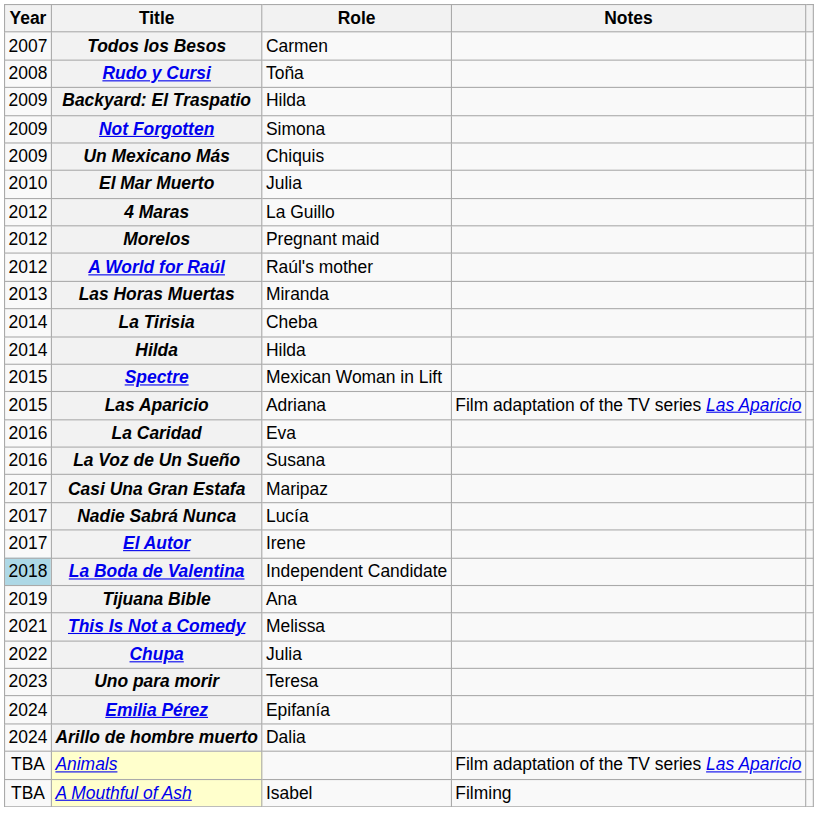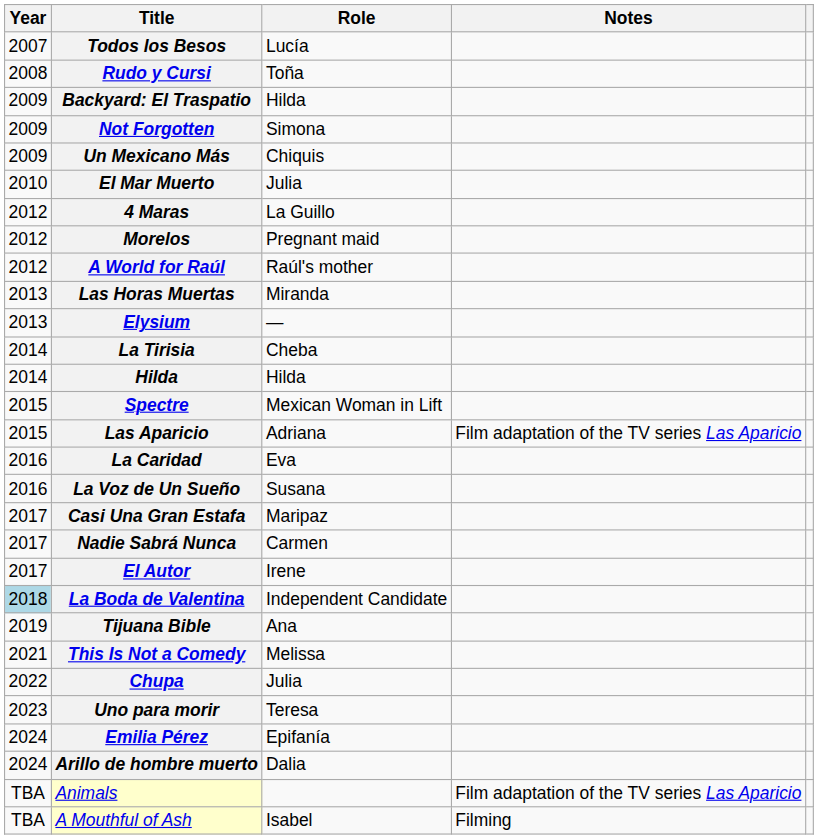(297, 45) Carmen -> (287, 45) Lucía
+ row: (157, 322)
(287, 516) Lucía -> (297, 543) Carmen
